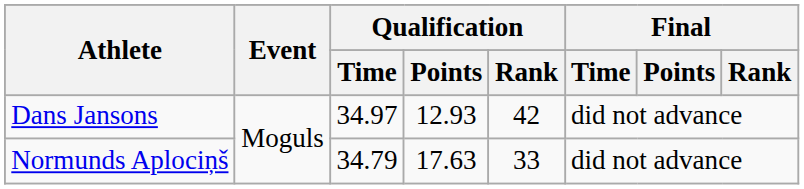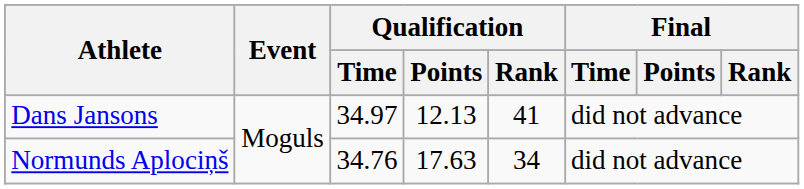(446, 116) 12.93 -> (446, 116) 12.13
(527, 116) 42 -> (527, 116) 41
(367, 161) 34.79 -> (367, 161) 34.76
(527, 161) 33 -> (527, 161) 34
